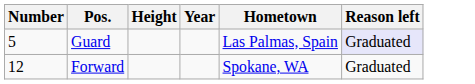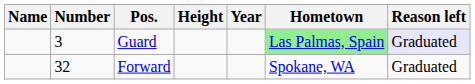+ column: (28, 16)
(12, 41) 5 -> (58, 41) 3
(280, 41) no background -> (327, 41) lightgreen background
(16, 66) 12 -> (62, 66) 32
